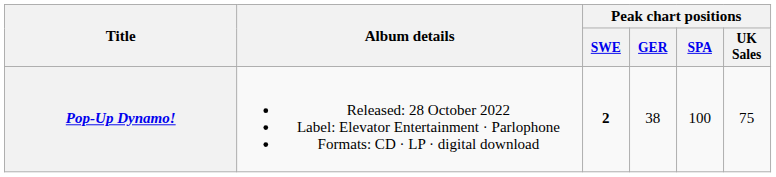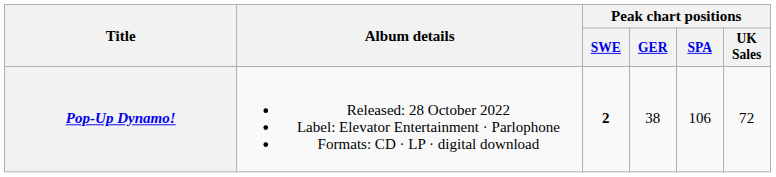(700, 119) 100 -> (700, 119) 106
(747, 119) 75 -> (747, 119) 72
